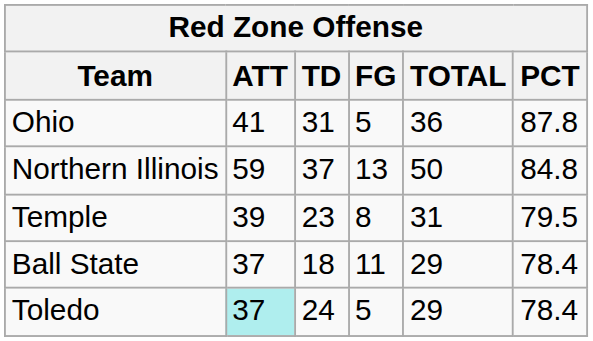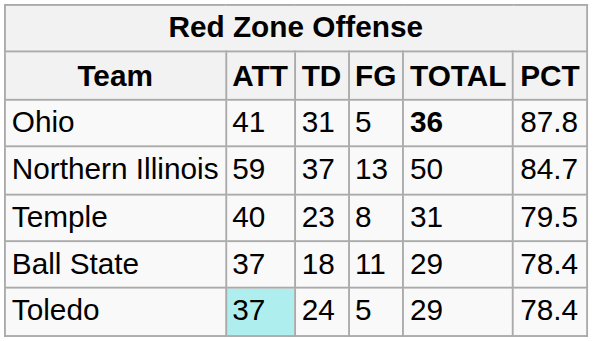(427, 122) normal -> (427, 122) bold
(549, 169) 84.8 -> (549, 169) 84.7
(249, 216) 39 -> (249, 216) 40
